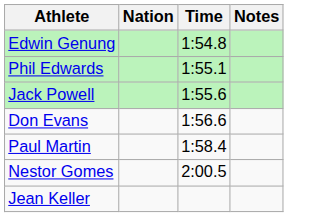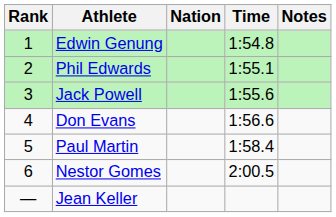+ column: (28, 17)
